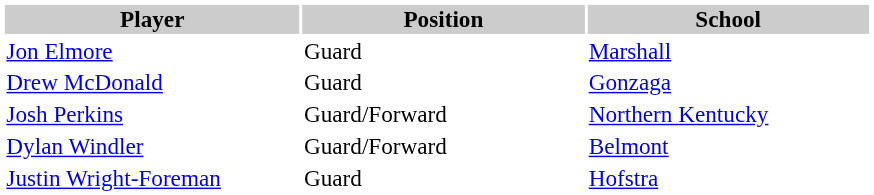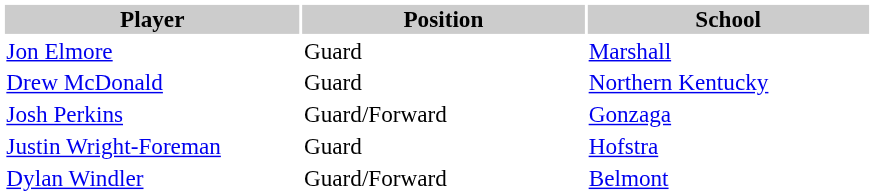(630, 82) Gonzaga -> (679, 82) Northern Kentucky
(679, 114) Northern Kentucky -> (630, 114) Gonzaga
rows swapped: (75, 146) <-> (114, 178)
